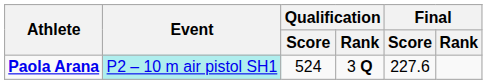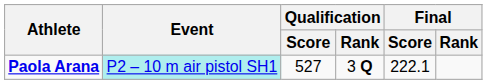(308, 68) 524 -> (308, 68) 527
(410, 68) 227.6 -> (410, 68) 222.1
